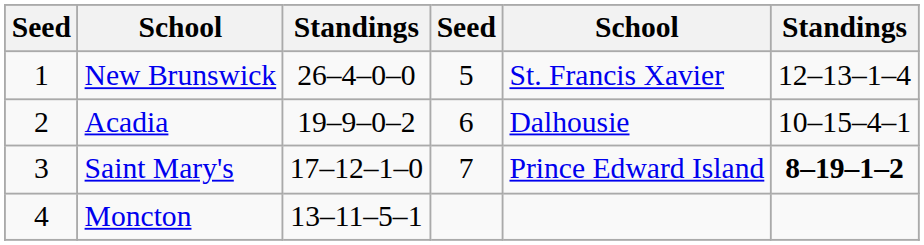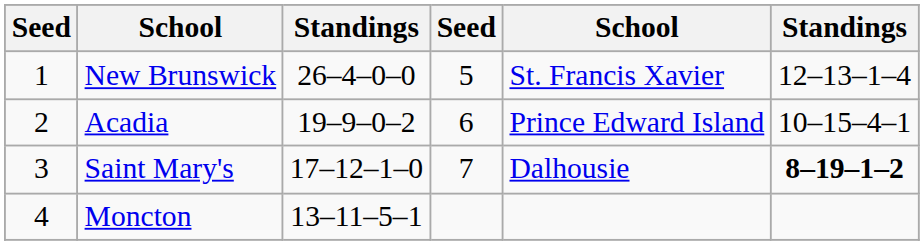(569, 121) Dalhousie -> (637, 121) Prince Edward Island
(637, 168) Prince Edward Island -> (569, 168) Dalhousie
